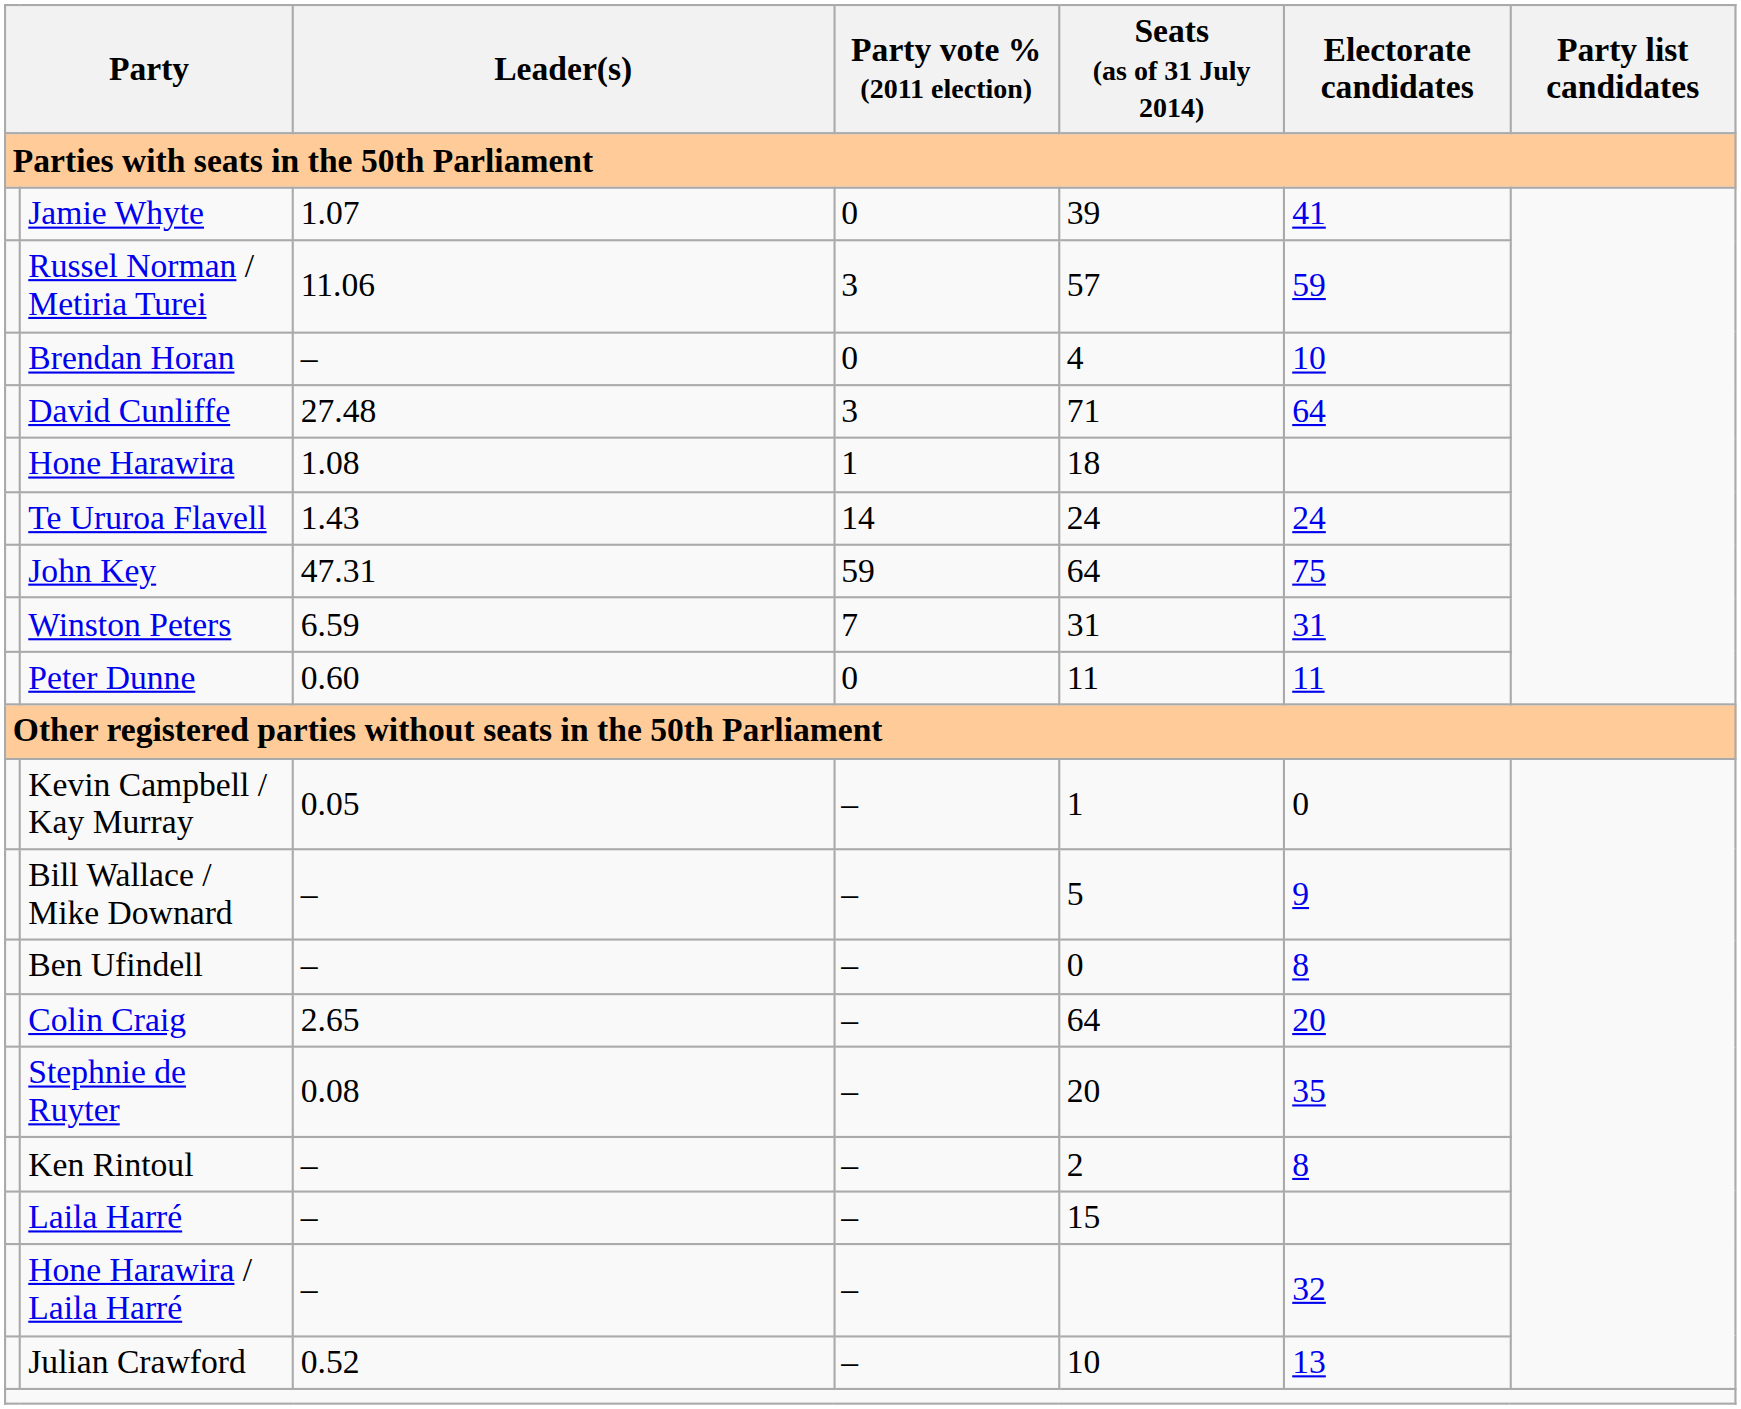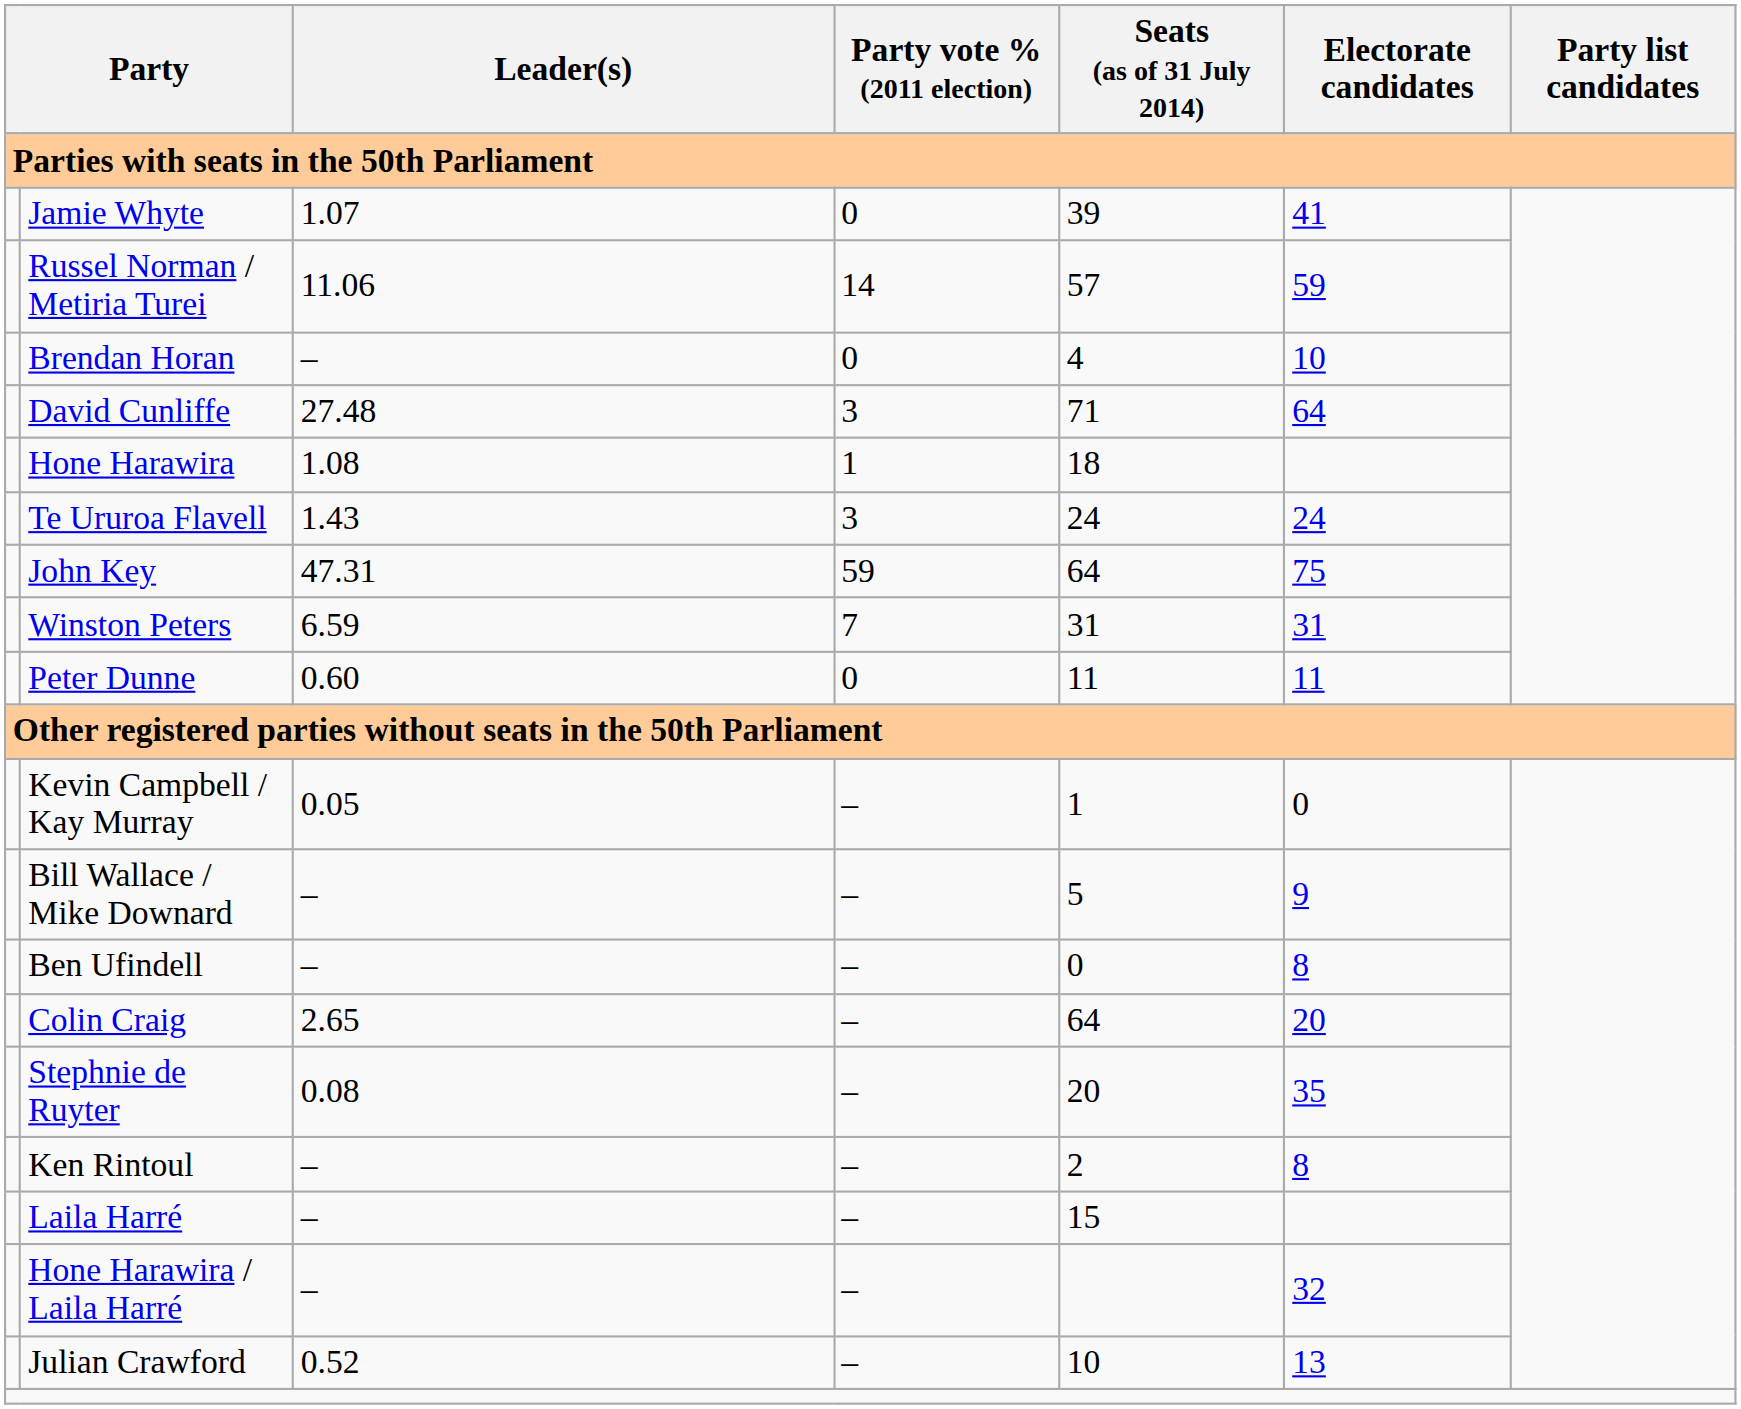(850, 285) 3 -> (858, 285) 14
(858, 517) 14 -> (850, 517) 3
